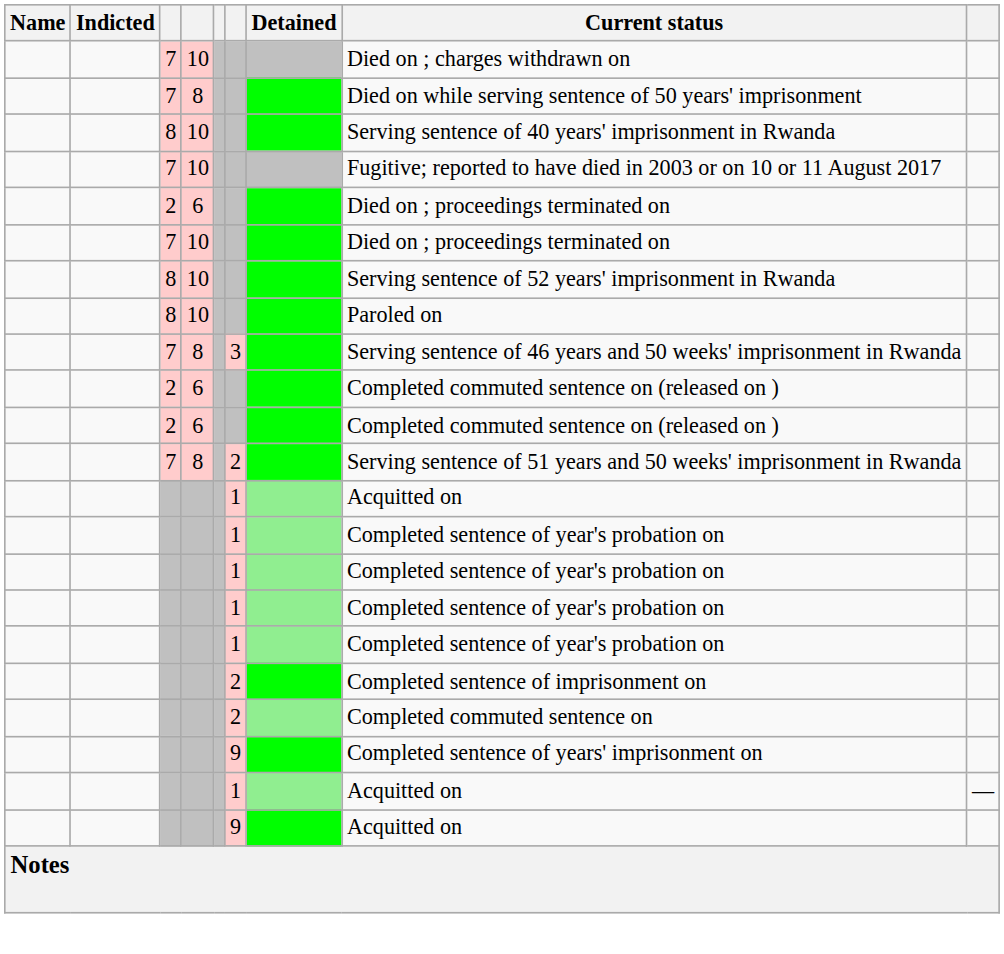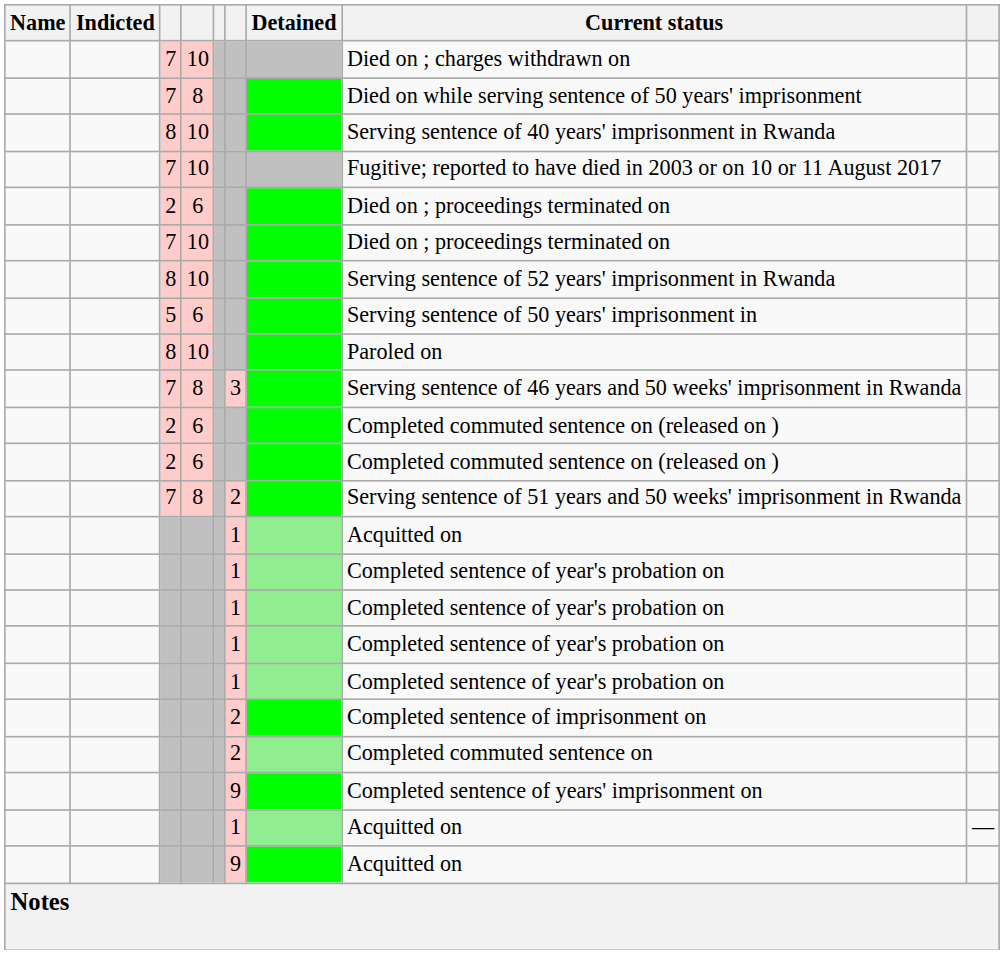+ row: (171, 315)
